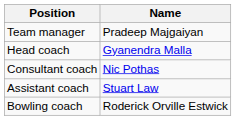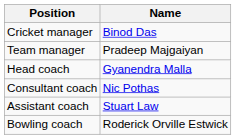+ row: (50, 32)
